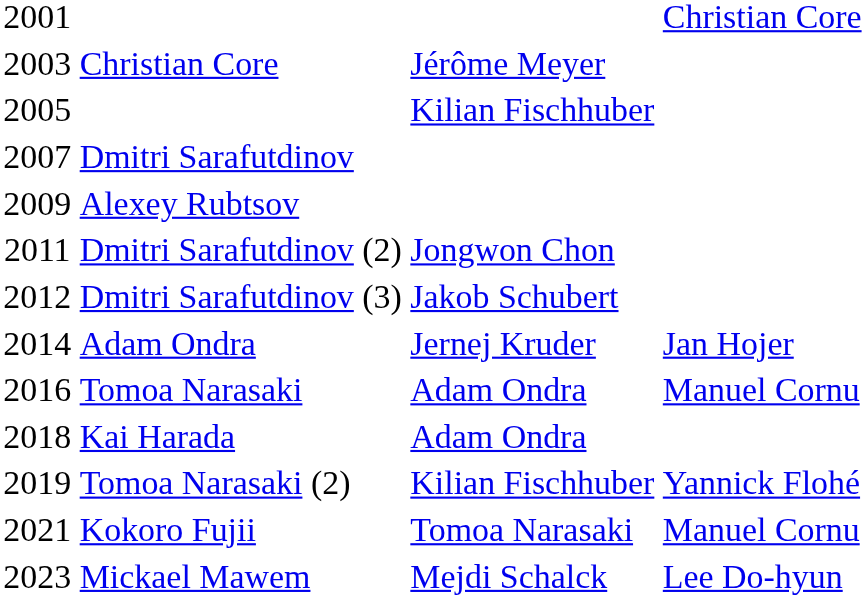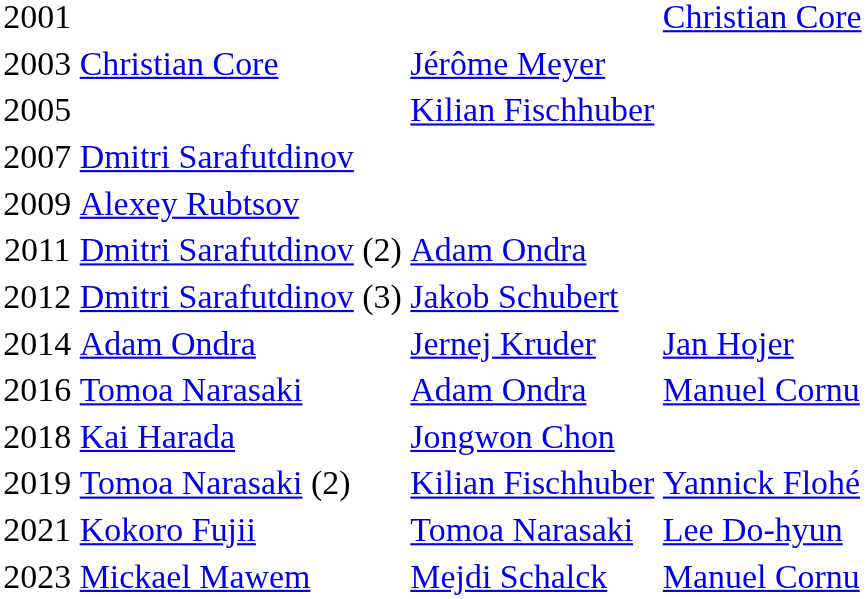(513, 250) Jongwon Chon -> (498, 250) Adam Ondra
(498, 436) Adam Ondra -> (513, 436) Jongwon Chon
(761, 529) Manuel Cornu -> (753, 529) Lee Do-hyun
(753, 576) Lee Do-hyun -> (761, 576) Manuel Cornu
